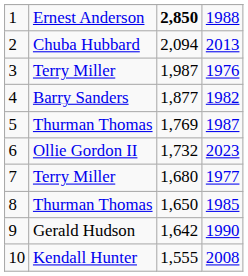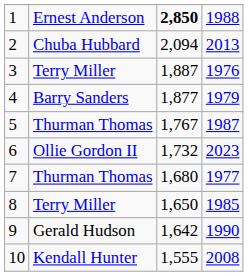(179, 71) 1,987 -> (179, 71) 1,887
(223, 97) 1982 -> (223, 97) 1979
(179, 124) 1,769 -> (179, 124) 1,767
(74, 177) Terry Miller -> (93, 177) Thurman Thomas
(93, 204) Thurman Thomas -> (74, 204) Terry Miller
